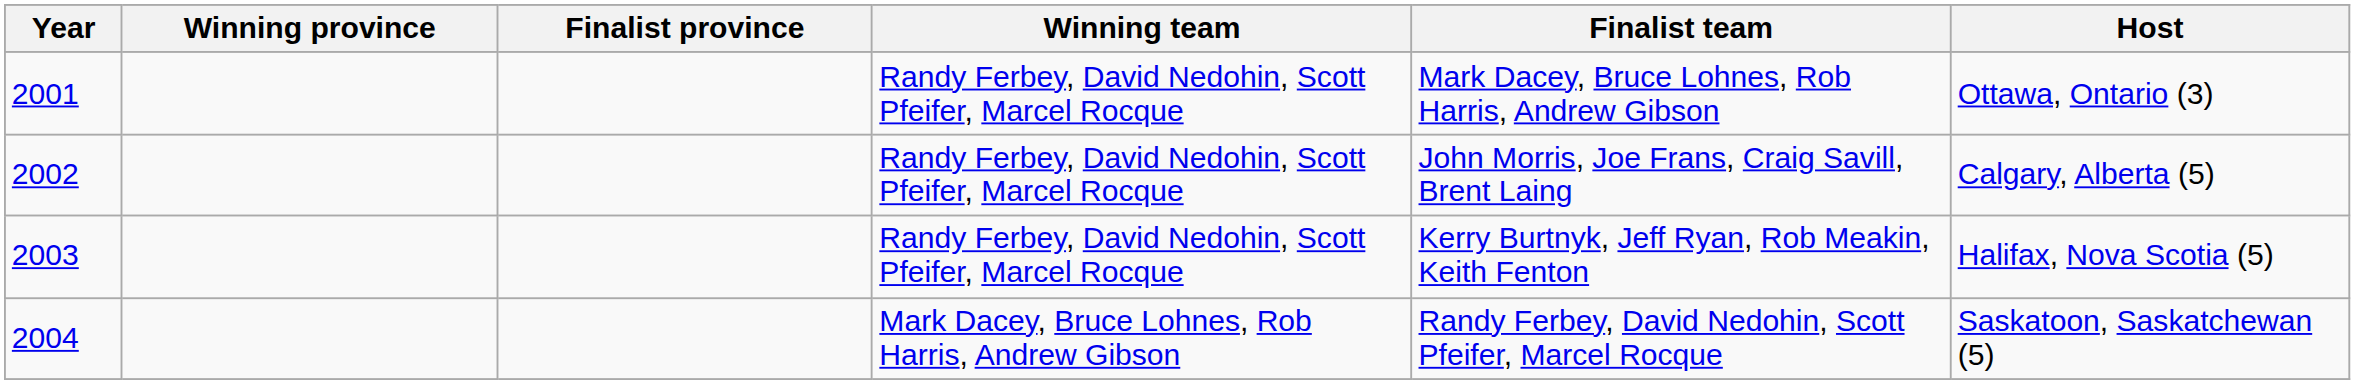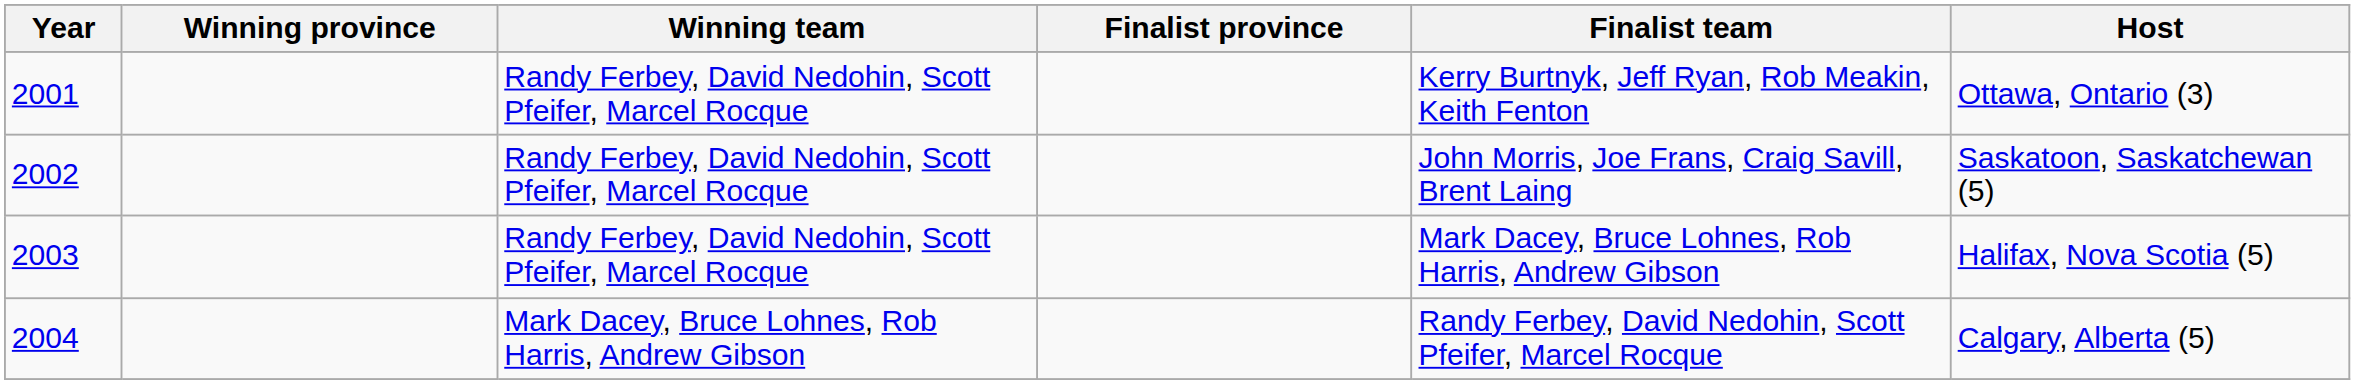columns swapped: (1142, 28) <-> (685, 28)
(1635, 92) Mark Dacey, Bruce Lohnes, Rob Harris, Andrew Gibson -> (1674, 92) Kerry Burtnyk, Jeff Ryan, Rob Meakin, Keith Fenton
(2086, 174) Calgary, Alberta (5) -> (2135, 174) Saskatoon, Saskatchewan (5)
(1674, 256) Kerry Burtnyk, Jeff Ryan, Rob Meakin, Keith Fenton -> (1635, 256) Mark Dacey, Bruce Lohnes, Rob Harris, Andrew Gibson
(2135, 337) Saskatoon, Saskatchewan (5) -> (2086, 337) Calgary, Alberta (5)
